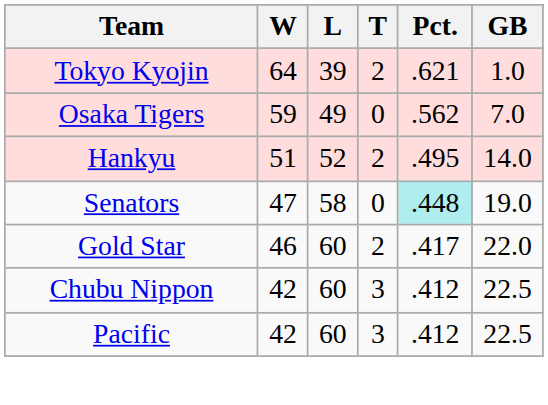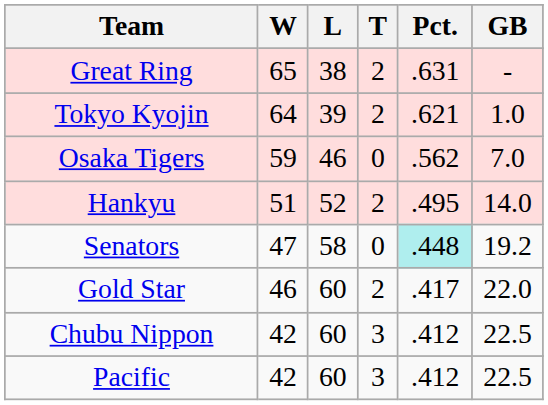+ row: (132, 70)
(333, 114) 49 -> (333, 158) 46
(508, 202) 19.0 -> (508, 245) 19.2
